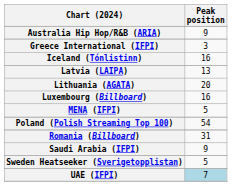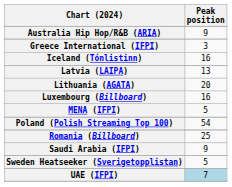(206, 136) 31 -> (206, 136) 25
